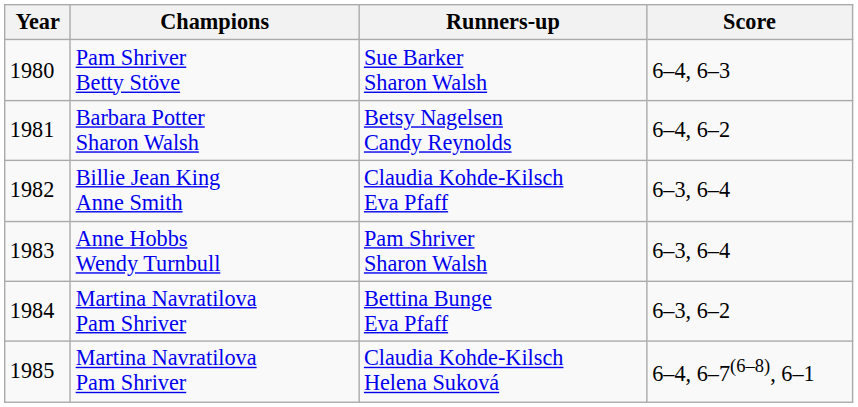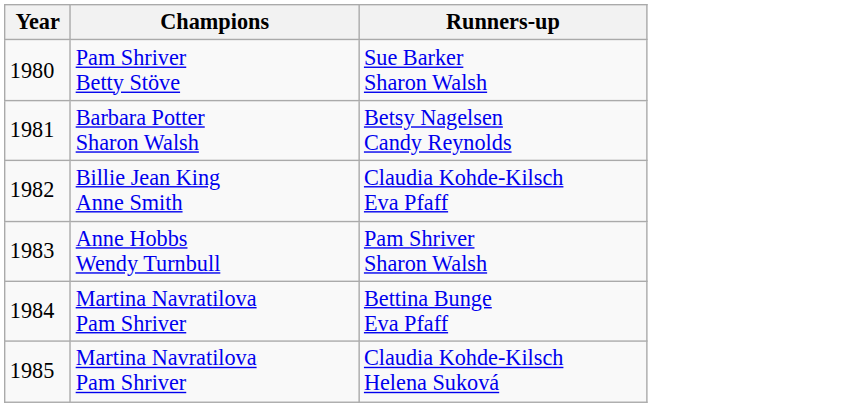- column: (749, 22)
